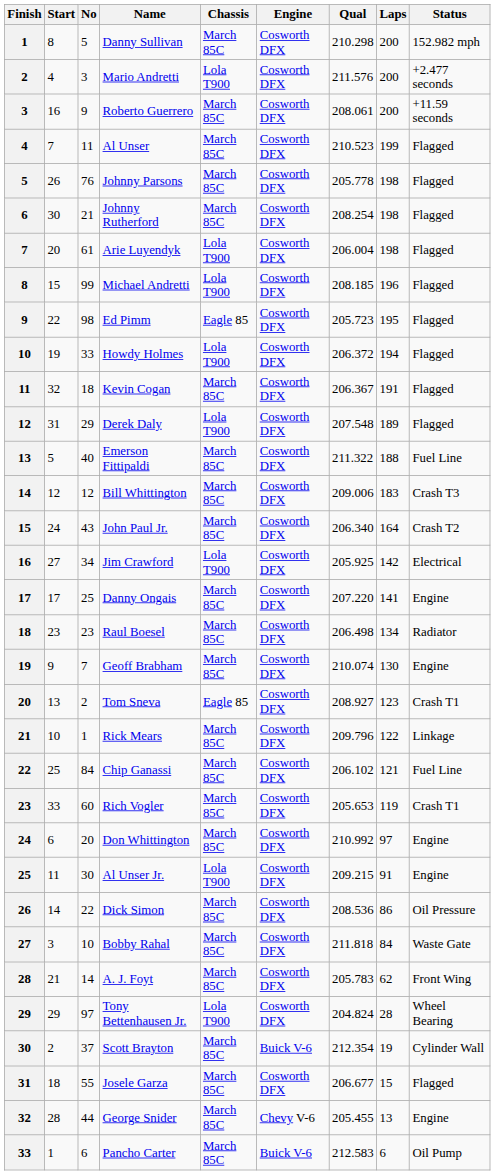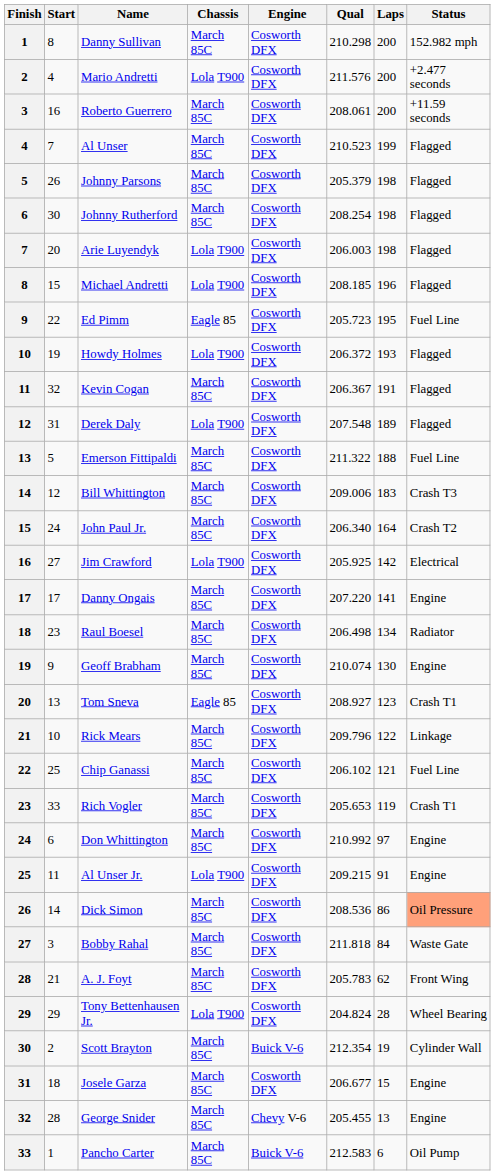- column: (89, 14)
(353, 180) 205.778 -> (350, 180) 205.379
(353, 250) 206.004 -> (350, 250) 206.003
(433, 319) Flagged -> (435, 319) Fuel Line
(389, 354) 194 -> (387, 354) 193
(444, 909) no background -> (441, 909) lightsalmon background
(433, 1083) Flagged -> (428, 1083) Engine
